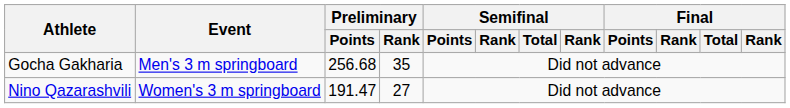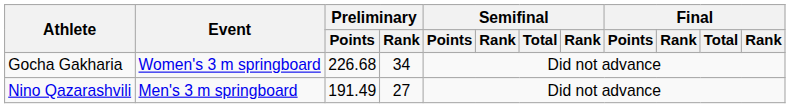(218, 66) Men's 3 m springboard -> (230, 66) Women's 3 m springboard
(352, 66) 256.68 -> (352, 66) 226.68
(402, 66) 35 -> (402, 66) 34
(230, 90) Women's 3 m springboard -> (218, 90) Men's 3 m springboard
(352, 90) 191.47 -> (352, 90) 191.49
